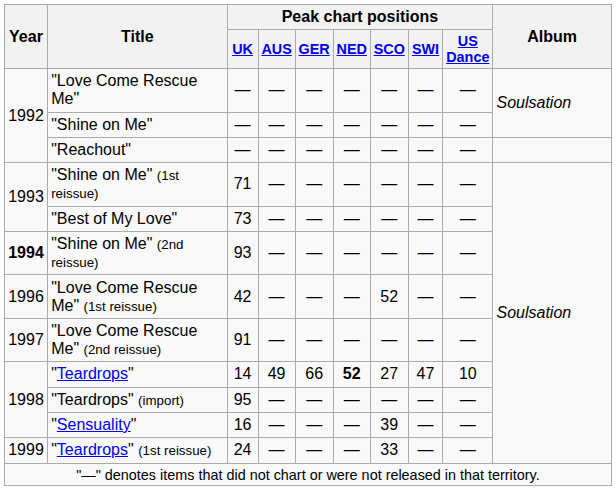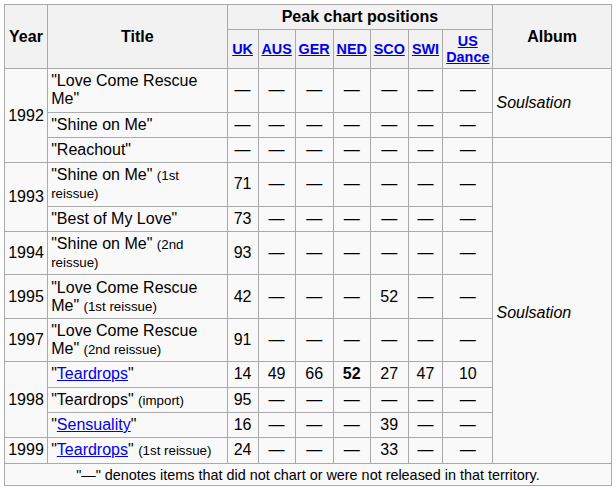(26, 253) bold -> (26, 253) normal
(26, 296) 1996 -> (26, 296) 1995
